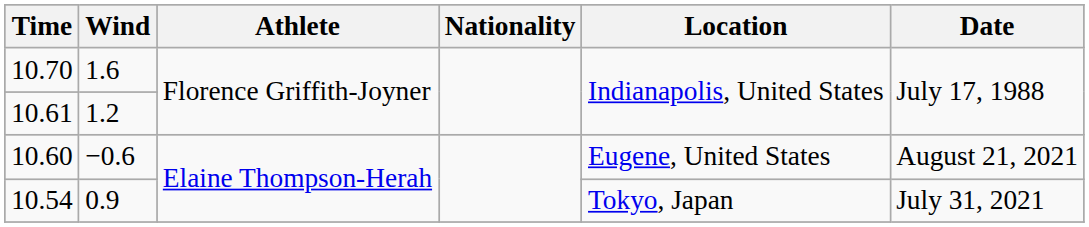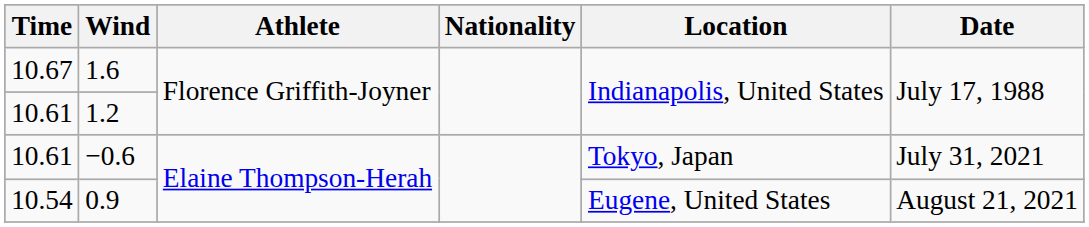(42, 69) 10.70 -> (42, 69) 10.67
(42, 156) 10.60 -> (42, 156) 10.61
(709, 156) Eugene, United States -> (661, 156) Tokyo, Japan
(987, 156) August 21, 2021 -> (970, 156) July 31, 2021
(661, 199) Tokyo, Japan -> (709, 199) Eugene, United States
(970, 199) July 31, 2021 -> (987, 199) August 21, 2021
